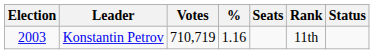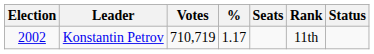(32, 37) 2003 -> (32, 37) 2002
(234, 37) 1.16 -> (234, 37) 1.17
